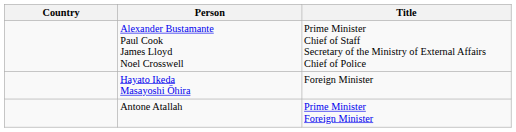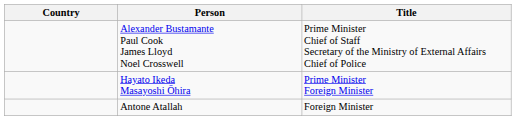(339, 79) Foreign Minister -> (339, 85) Prime Minister Foreign Minister
(339, 113) Prime Minister Foreign Minister -> (339, 107) Foreign Minister
